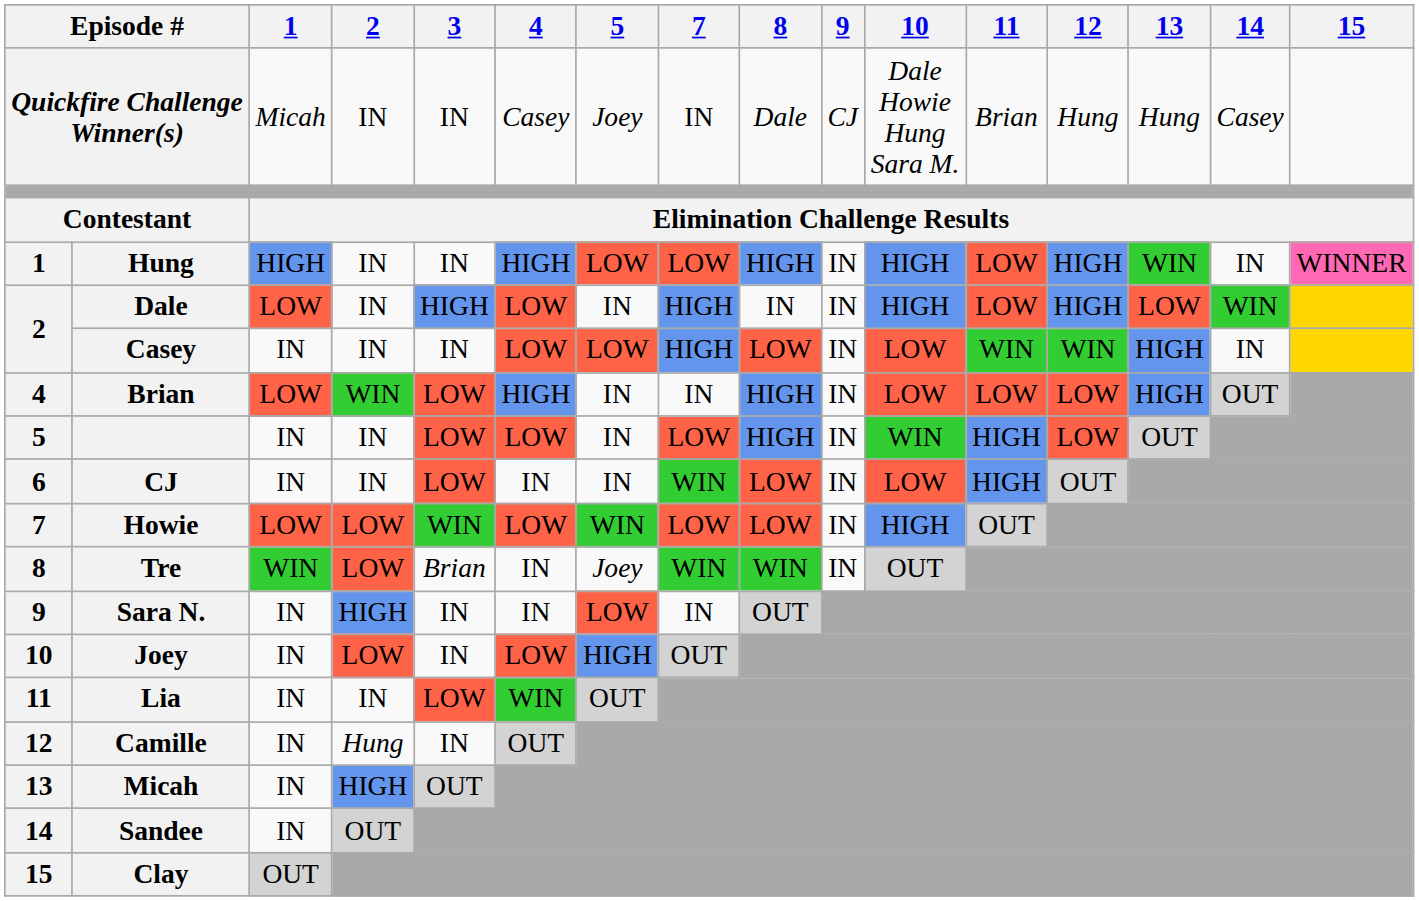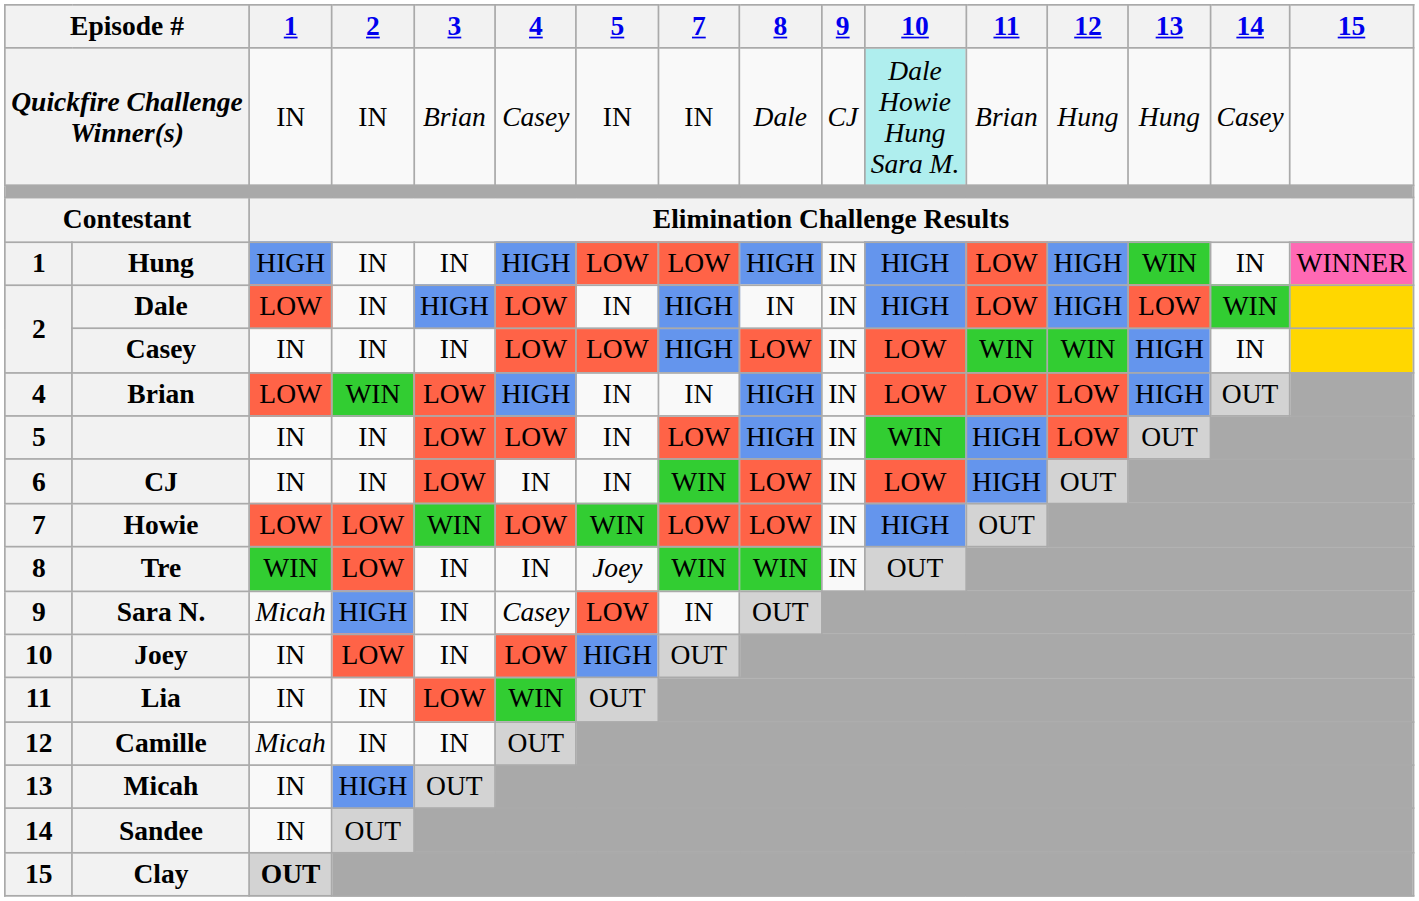(291, 116) Micah -> (291, 116) IN
(454, 116) IN -> (454, 116) Brian
(617, 116) Joey -> (617, 116) IN
(915, 116) no background -> (915, 116) paleturquoise background
(454, 568) Brian -> (454, 568) IN
(291, 611) IN -> (291, 611) Micah
(536, 611) IN -> (536, 611) Casey
(291, 742) IN -> (291, 742) Micah
(373, 742) Hung -> (373, 742) IN
(291, 873) normal -> (291, 873) bold
